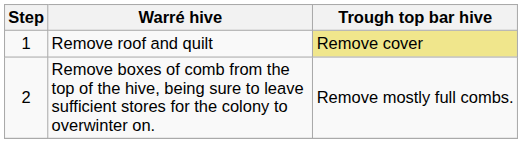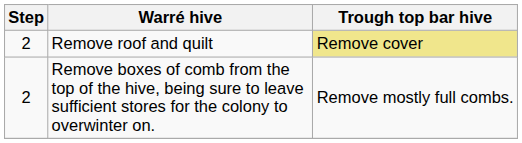(26, 43) 1 -> (26, 43) 2
